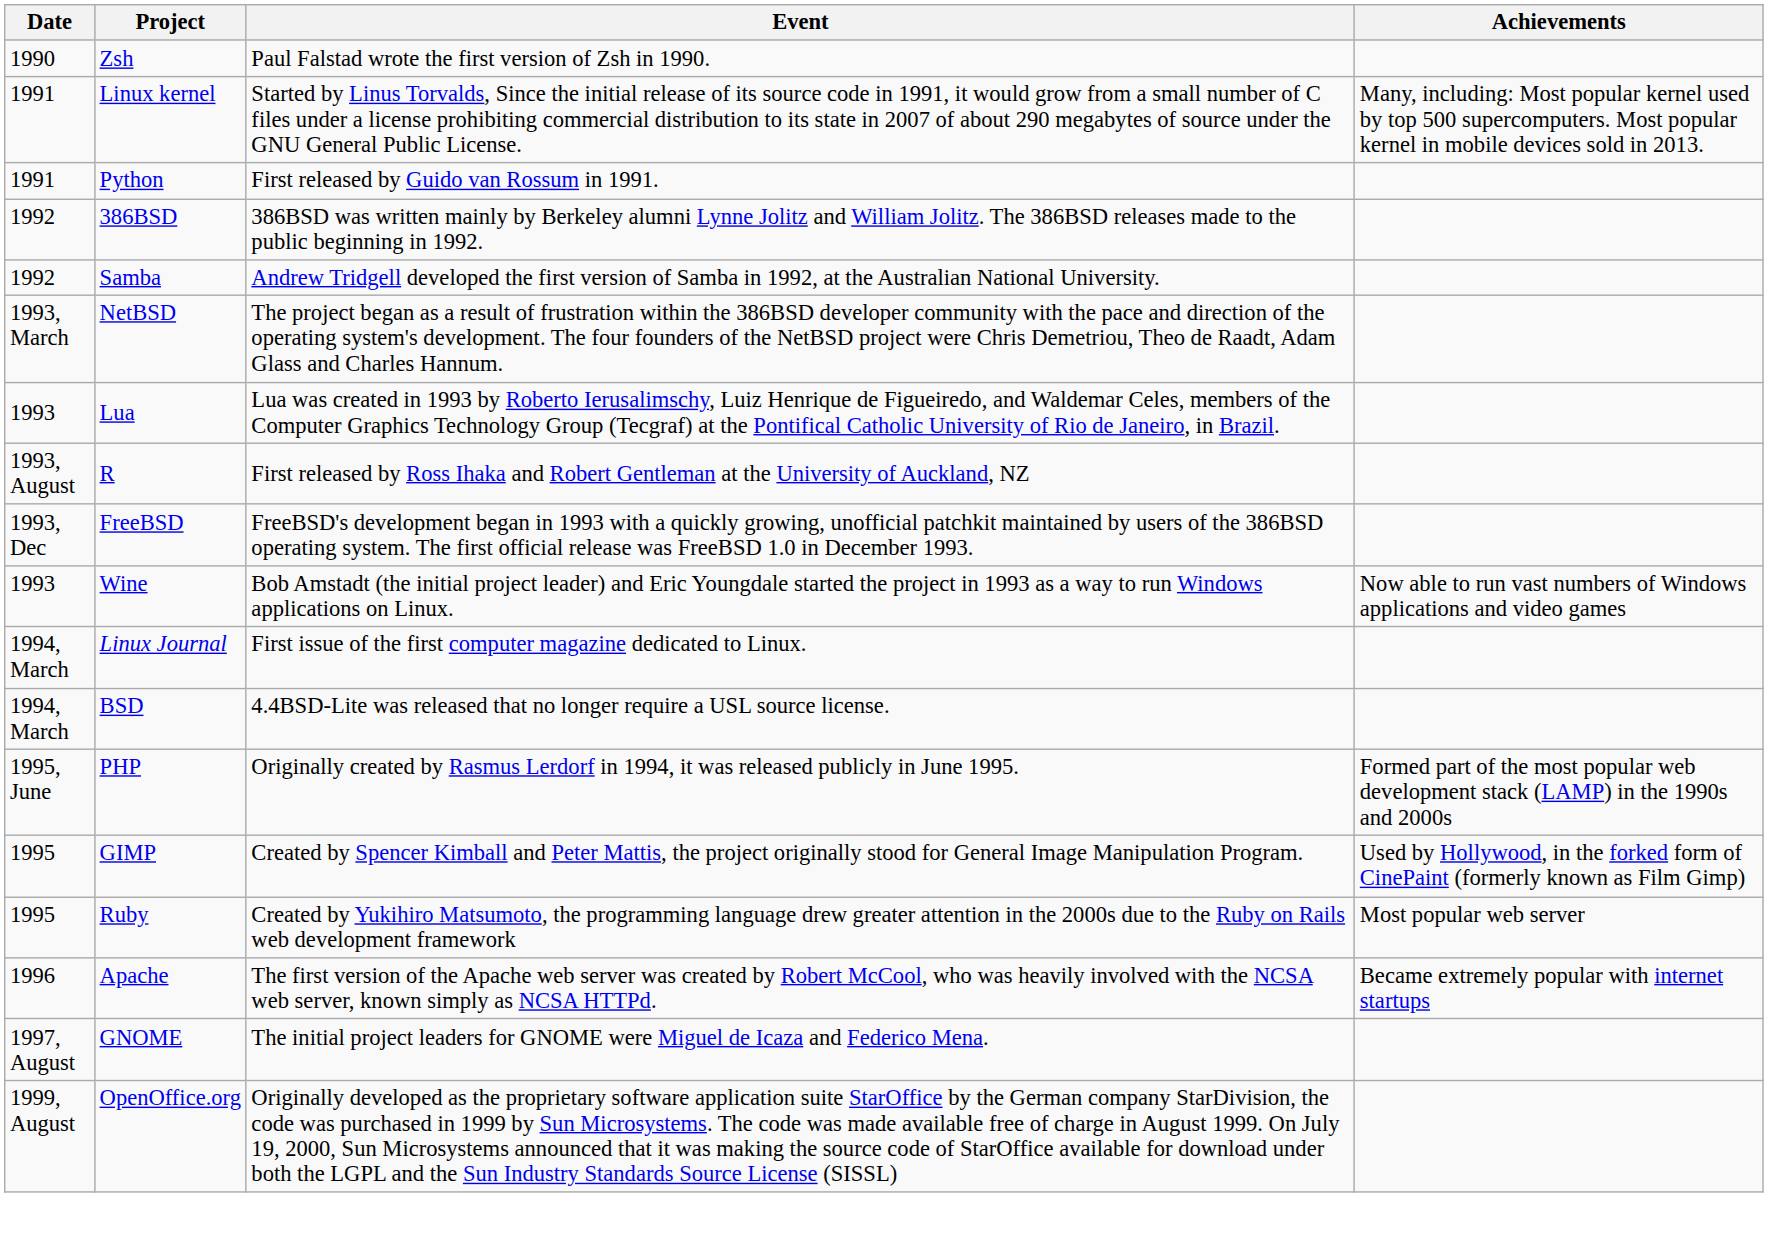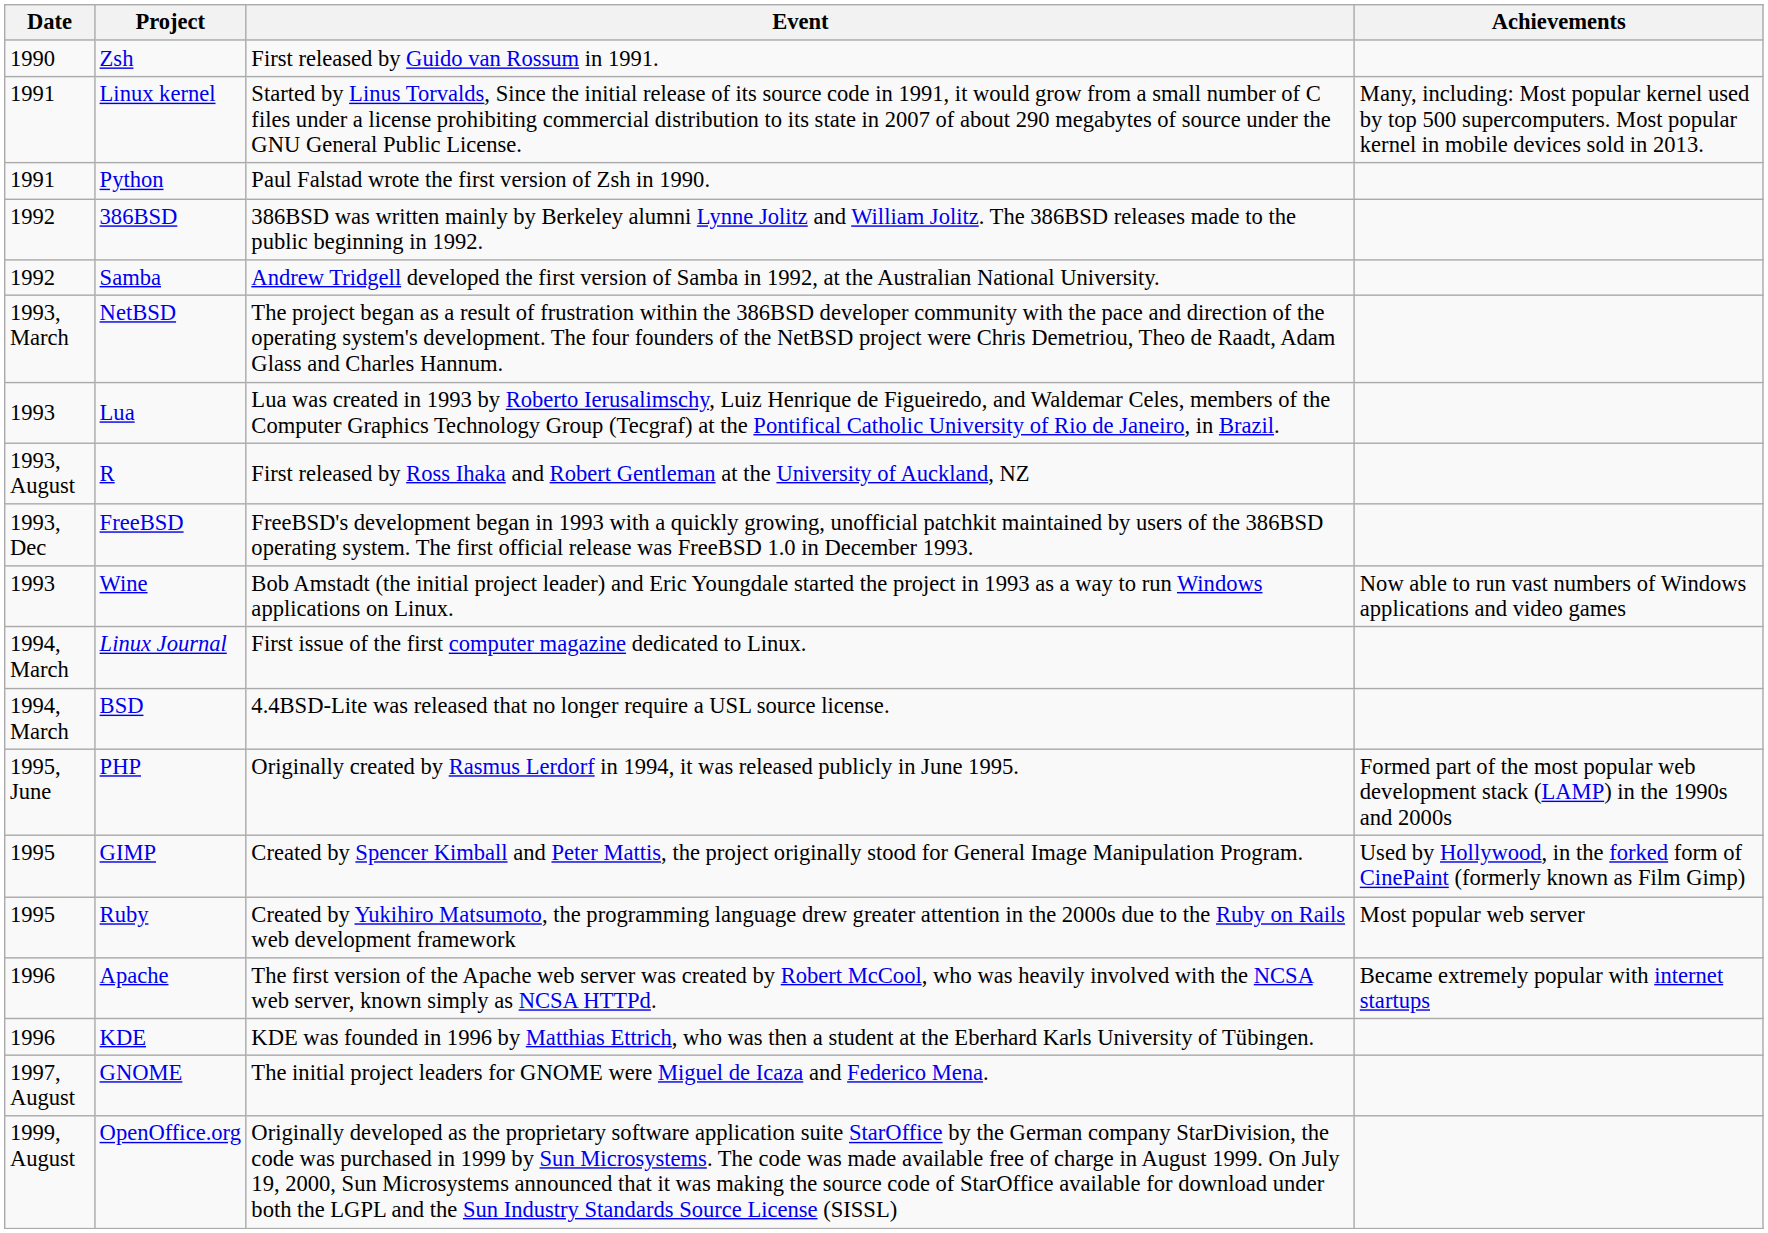(481, 58) Paul Falstad wrote the first version of Zsh in 1990. -> (455, 58) First released by Guido van Rossum in 1991.
(455, 180) First released by Guido van Rossum in 1991. -> (481, 180) Paul Falstad wrote the first version of Zsh in 1990.
+ row: (123, 1036)
